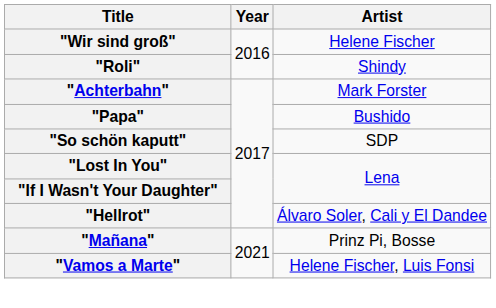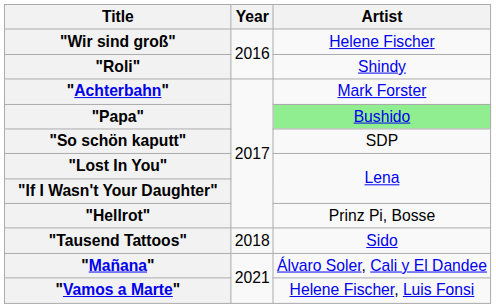(382, 116) no background -> (382, 116) lightgreen background
(382, 215) Álvaro Soler, Cali y El Dandee -> (382, 215) Prinz Pi, Bosse
+ row: (118, 240)
(382, 240) Prinz Pi, Bosse -> (382, 265) Álvaro Soler, Cali y El Dandee
